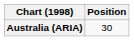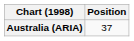(107, 28) 30 -> (107, 28) 37
